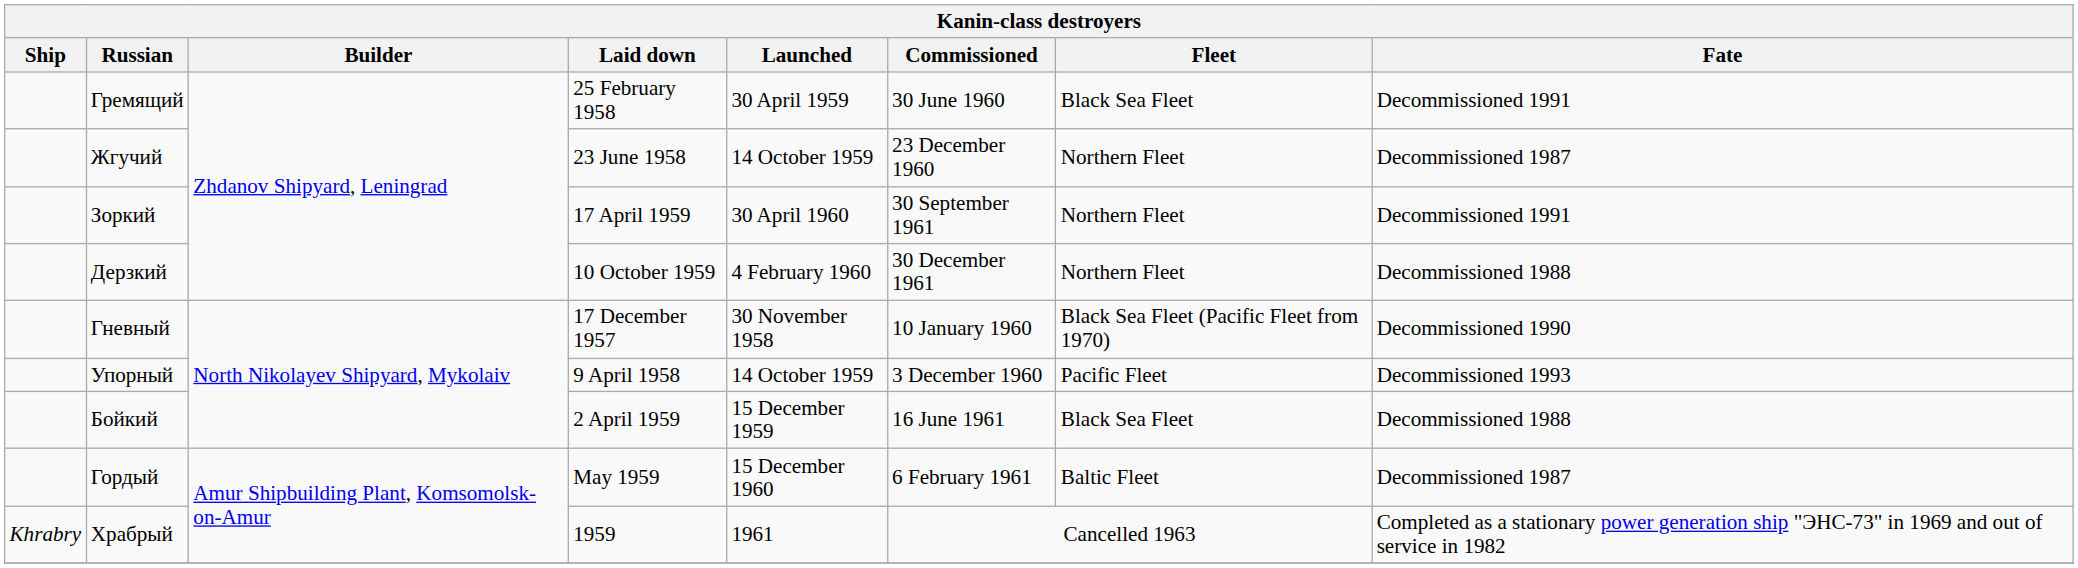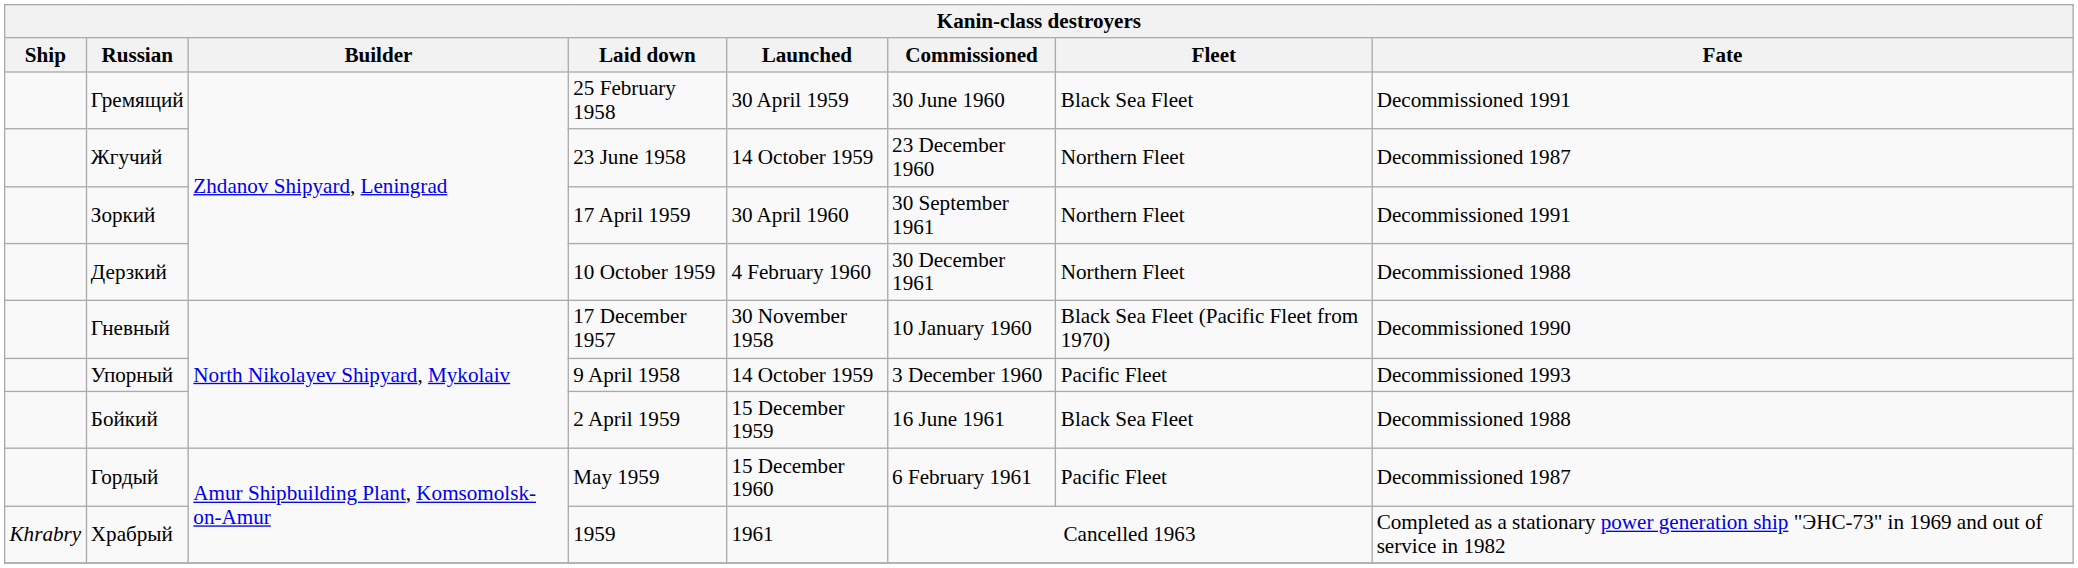(1110, 477) Baltic Fleet -> (1114, 477) Pacific Fleet
